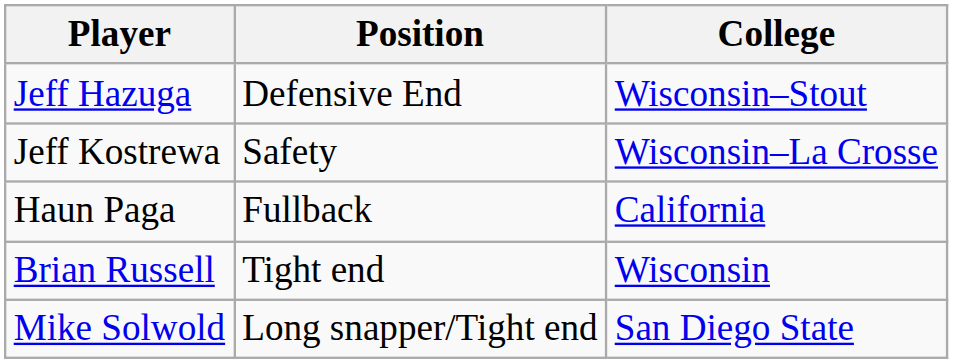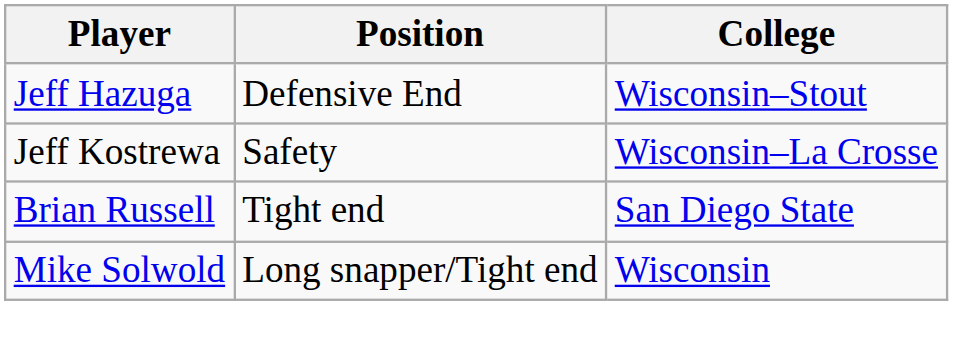- row: (95, 210)
(692, 269) Wisconsin -> (734, 210) San Diego State
(734, 328) San Diego State -> (692, 269) Wisconsin
